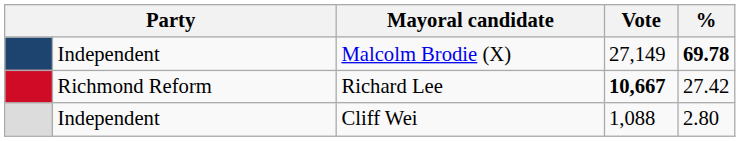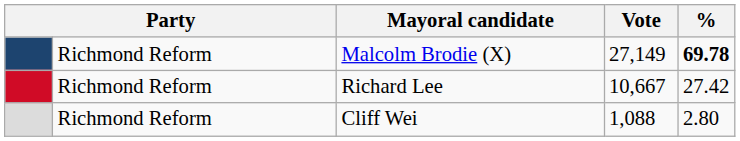(109, 53) Independent -> (135, 53) Richmond Reform
(637, 86) bold -> (637, 86) normal
(109, 119) Independent -> (135, 119) Richmond Reform
